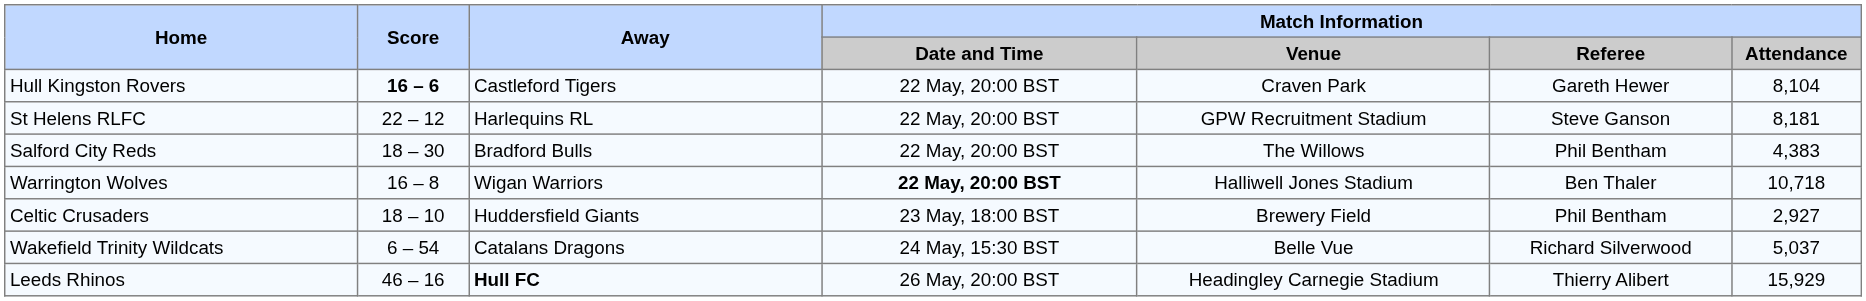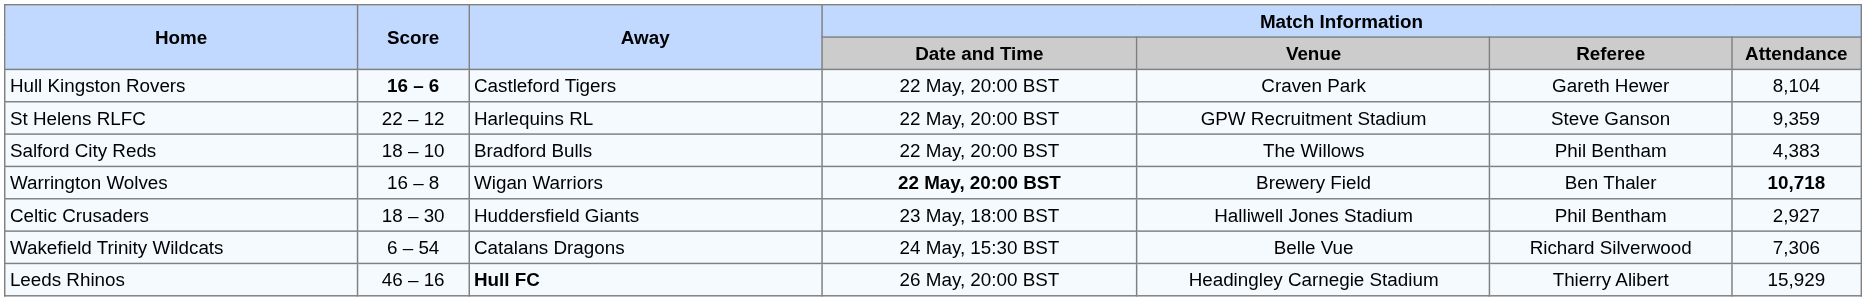(1796, 118) 8,181 -> (1796, 118) 9,359
(413, 150) 18 – 30 -> (413, 150) 18 – 10
(1314, 183) Halliwell Jones Stadium -> (1314, 183) Brewery Field
(1796, 183) normal -> (1796, 183) bold
(413, 215) 18 – 10 -> (413, 215) 18 – 30
(1314, 215) Brewery Field -> (1314, 215) Halliwell Jones Stadium
(1796, 247) 5,037 -> (1796, 247) 7,306
